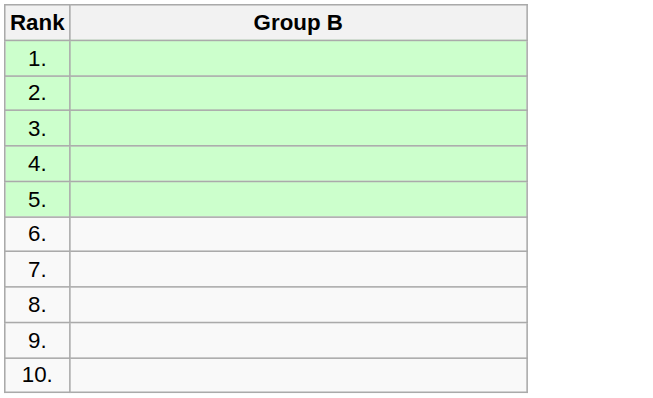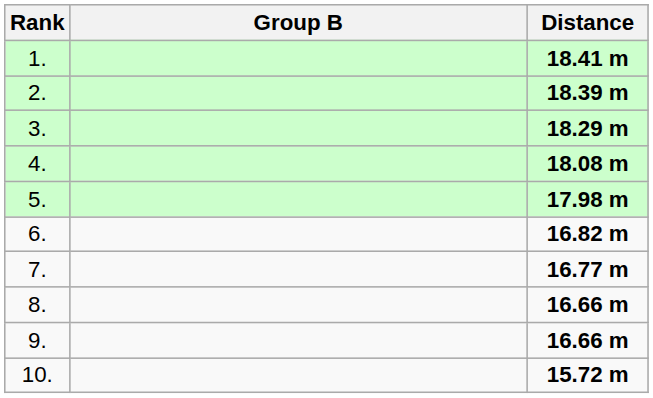+ column: (588, 23)
